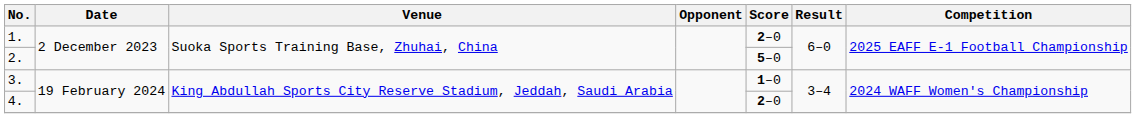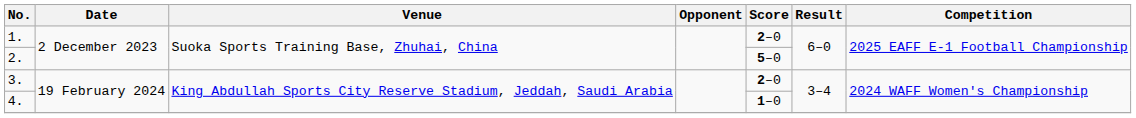(769, 80) 1–0 -> (769, 80) 2–0
(769, 102) 2–0 -> (769, 102) 1–0
